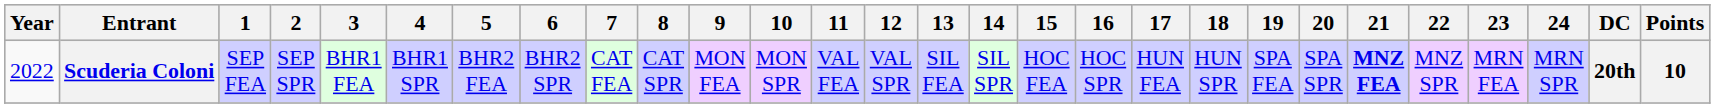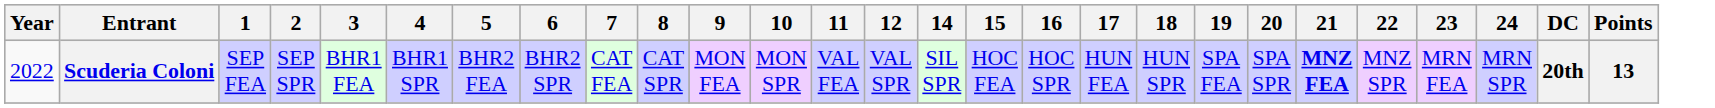- column: (943, 22)
(1675, 71) 10 -> (1623, 71) 13
